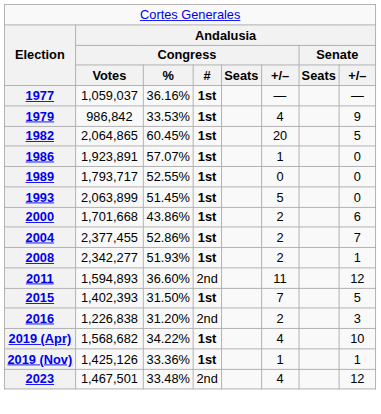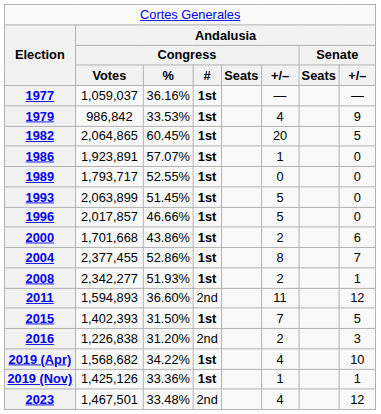+ row: (40, 217)
(280, 238) 2 -> (280, 258) 8
